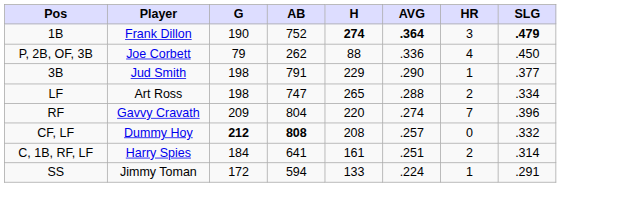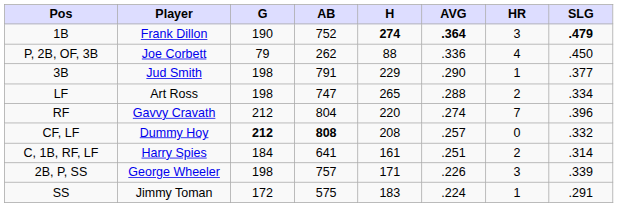(239, 113) 209 -> (263, 113) 212
+ row: (61, 172)
(296, 172) 594 -> (326, 192) 575
(354, 172) 133 -> (390, 192) 183
